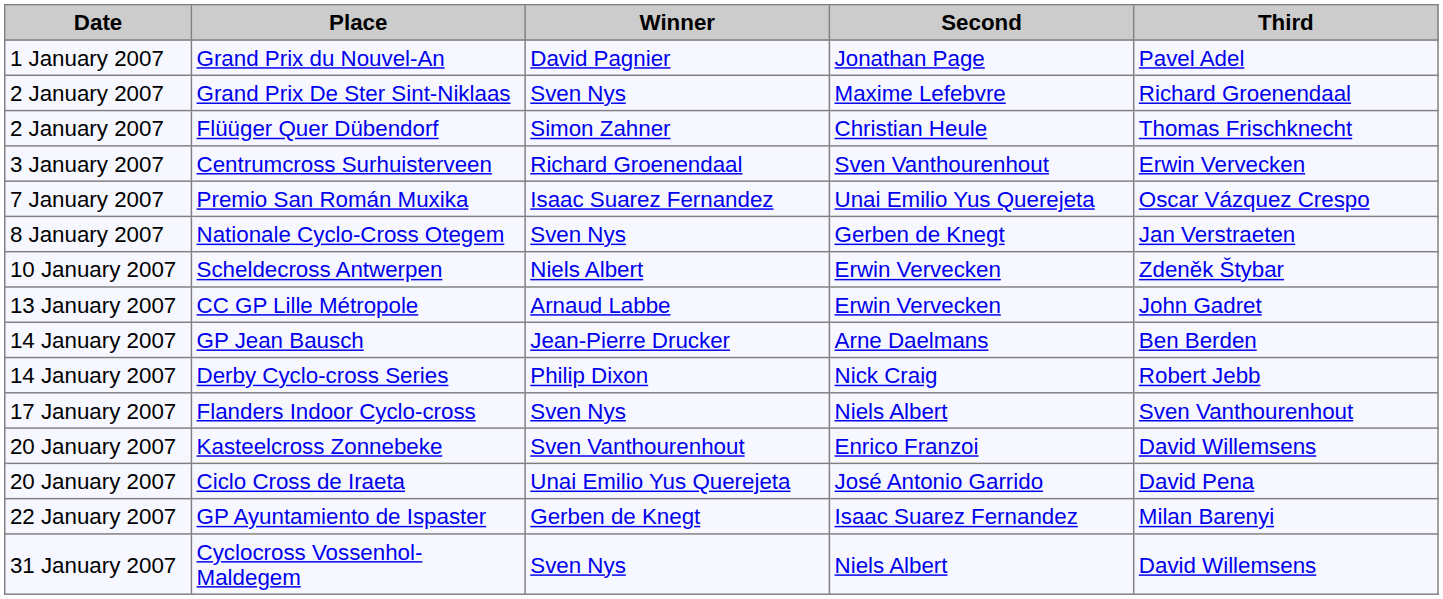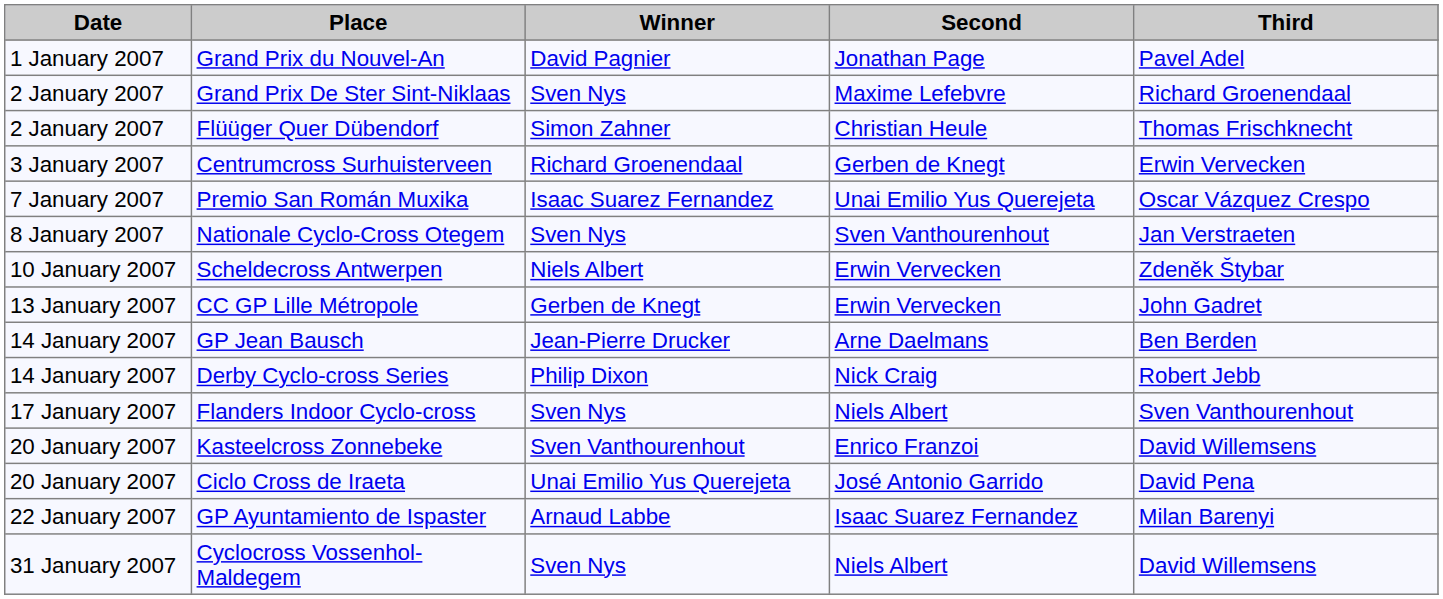(942, 163) Sven Vanthourenhout -> (920, 163) Gerben de Knegt
(920, 234) Gerben de Knegt -> (942, 234) Sven Vanthourenhout
(600, 305) Arnaud Labbe -> (615, 305) Gerben de Knegt
(615, 516) Gerben de Knegt -> (600, 516) Arnaud Labbe
